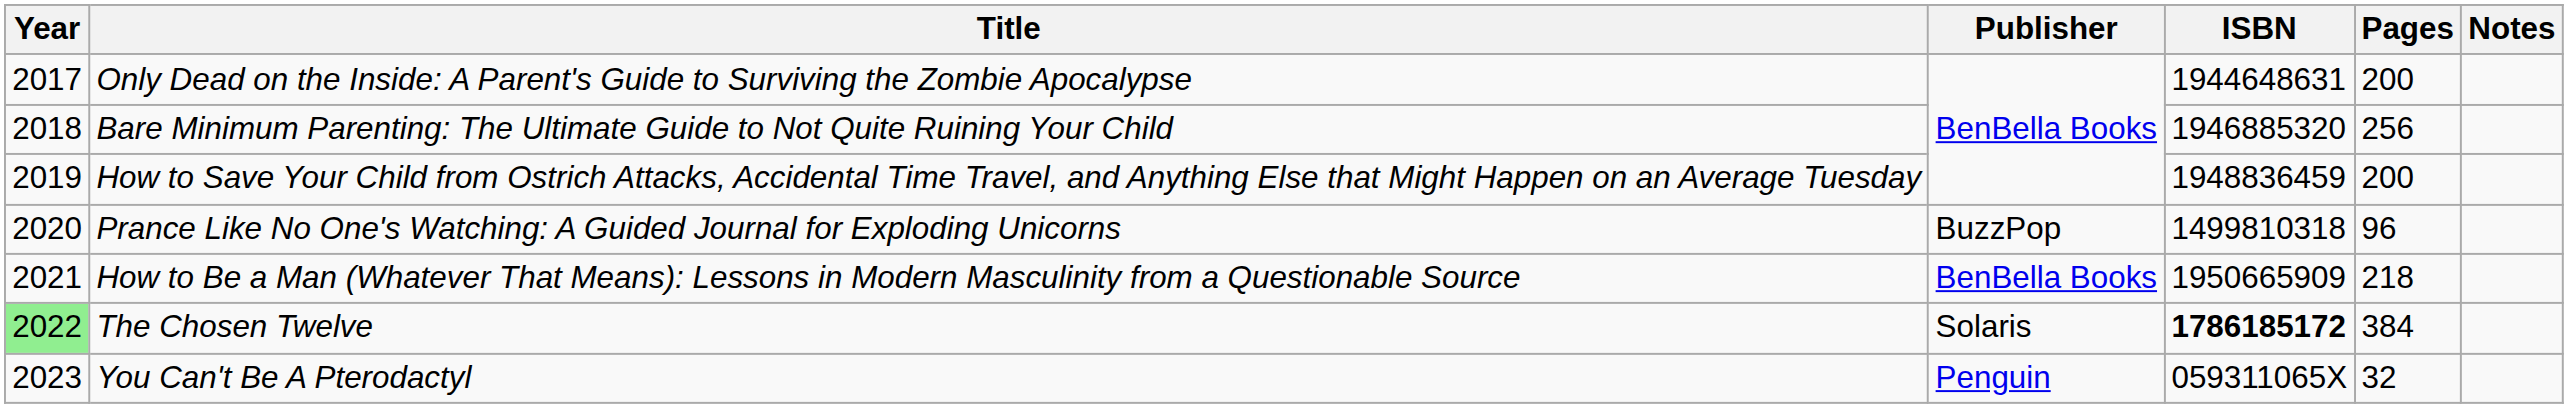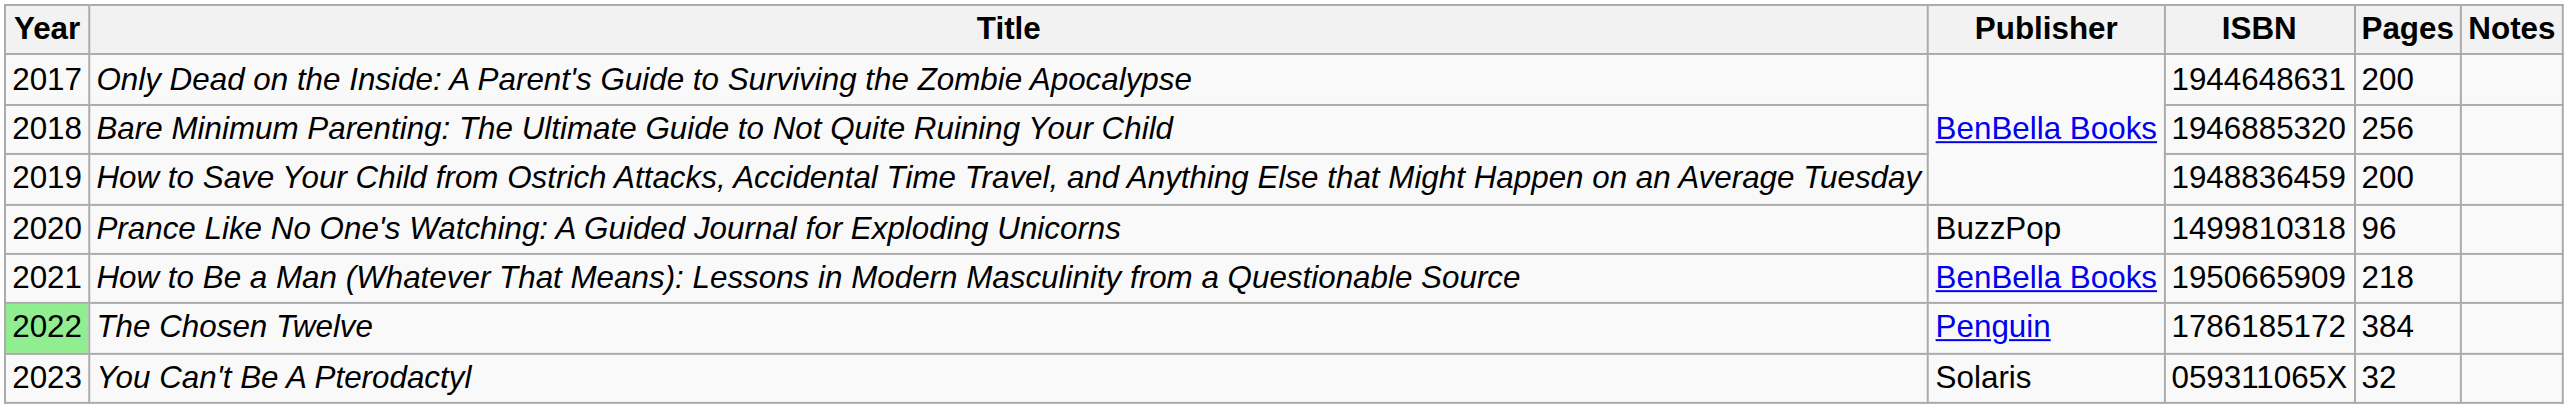(1984, 327) Solaris -> (1993, 327) Penguin
(2259, 327) bold -> (2259, 327) normal
(1993, 377) Penguin -> (1984, 377) Solaris
